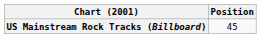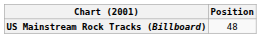(232, 26) 45 -> (232, 26) 48
